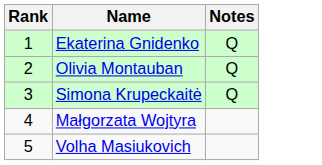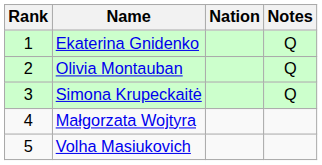+ column: (235, 17)
